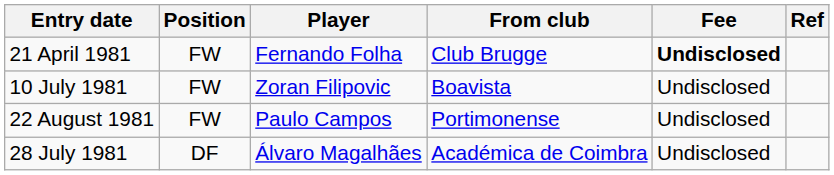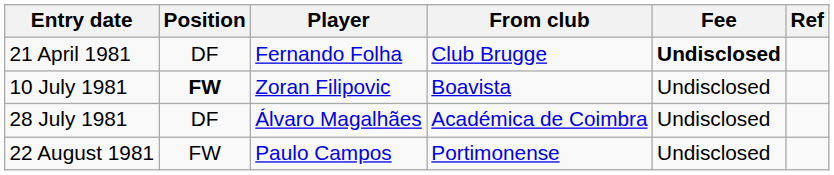(205, 53) FW -> (205, 53) DF
(205, 86) normal -> (205, 86) bold
rows swapped: (68, 152) <-> (82, 119)
